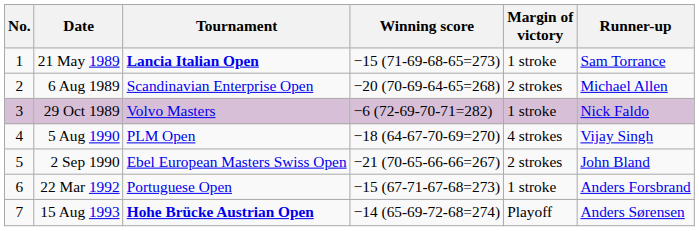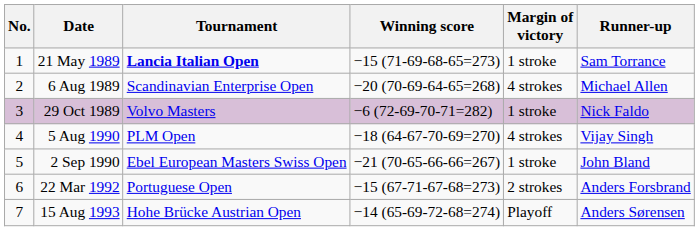(535, 86) 2 strokes -> (535, 86) 4 strokes
(535, 162) 2 strokes -> (532, 162) 1 stroke
(532, 187) 1 stroke -> (535, 187) 2 strokes
(220, 212) bold -> (214, 212) normal
